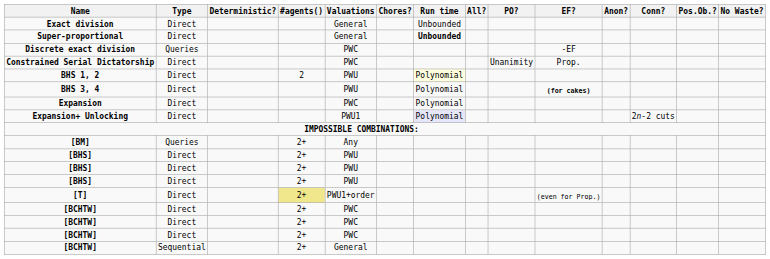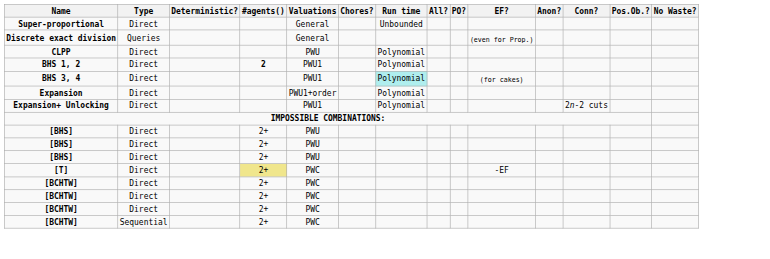- row: (80, 24)
(439, 37) bold -> (401, 24) normal
(351, 50) PWC -> (313, 38) General
(569, 50) -EF -> (502, 39) (even for Prop.)
- row: (80, 62)
+ row: (61, 52)
(302, 75) normal -> (263, 65) bold
(351, 75) PWU -> (313, 65) PWU1
(439, 75) lightyellow background -> (401, 65) no background
(351, 89) PWU -> (313, 79) PWU1
(439, 89) no background -> (401, 79) paleturquoise background
(569, 89) bold -> (502, 80) normal
(351, 103) PWC -> (313, 93) PWU1+order
(439, 116) lavender background -> (401, 106) no background
- row: (80, 142)
(351, 195) PWU1+order -> (313, 170) PWC
(569, 197) (even for Prop.) -> (502, 170) -EF
(351, 248) General -> (313, 222) PWC
